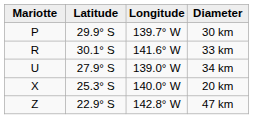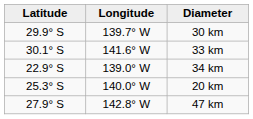- column: (35, 13)
(96, 68) 27.9° S -> (45, 68) 22.9° S
(96, 104) 22.9° S -> (45, 104) 27.9° S
